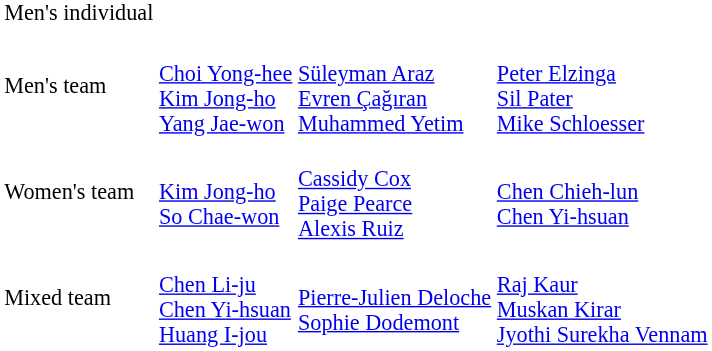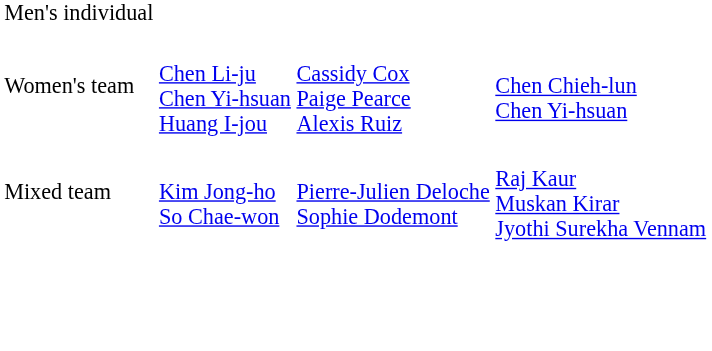- row: (55, 86)
(219, 204) Kim Jong-ho So Chae-won -> (225, 98) Chen Li-ju Chen Yi-hsuan Huang I-jou
(225, 309) Chen Li-ju Chen Yi-hsuan Huang I-jou -> (219, 204) Kim Jong-ho So Chae-won
